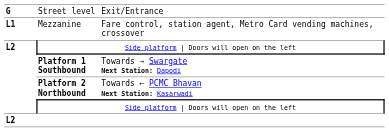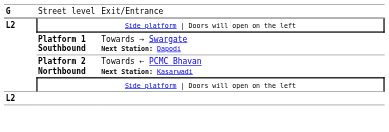- row: (59, 24)
